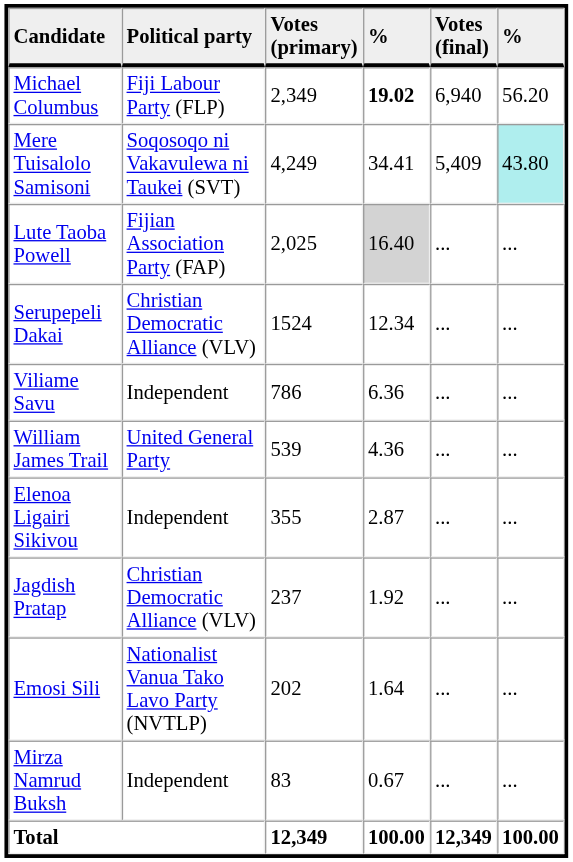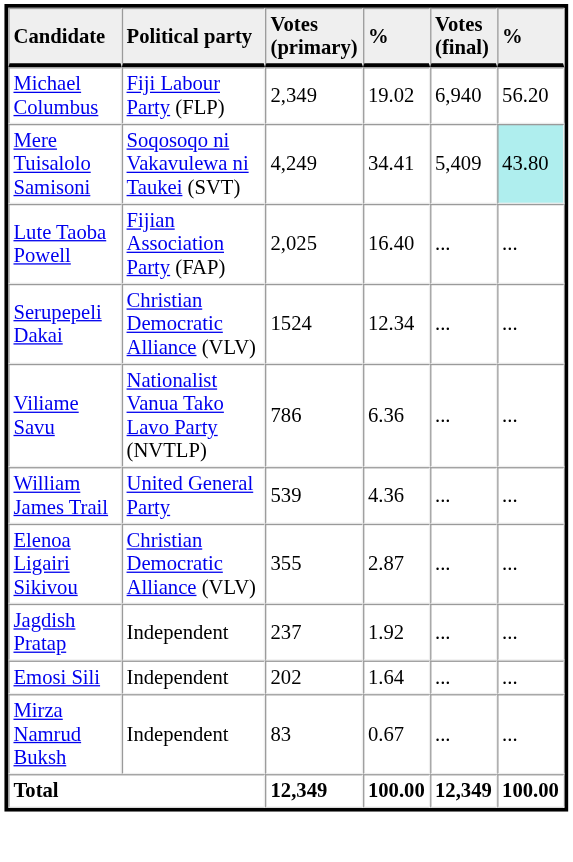(391, 95) bold -> (391, 95) normal
(391, 243) lightgrey background -> (391, 243) no background
(178, 392) Independent -> (175, 415) Nationalist Vanua Tako Lavo Party (NVTLP)
(178, 517) Independent -> (191, 563) Christian Democratic Alliance (VLV)
(191, 597) Christian Democratic Alliance (VLV) -> (178, 632) Independent
(175, 688) Nationalist Vanua Tako Lavo Party (NVTLP) -> (178, 677) Independent
